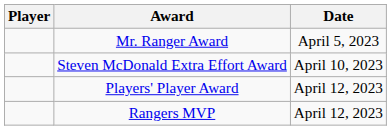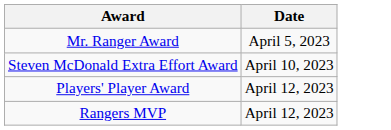- column: (29, 16)
